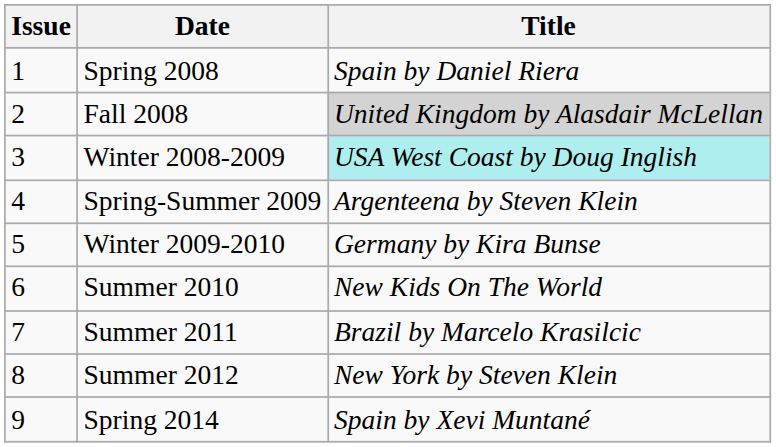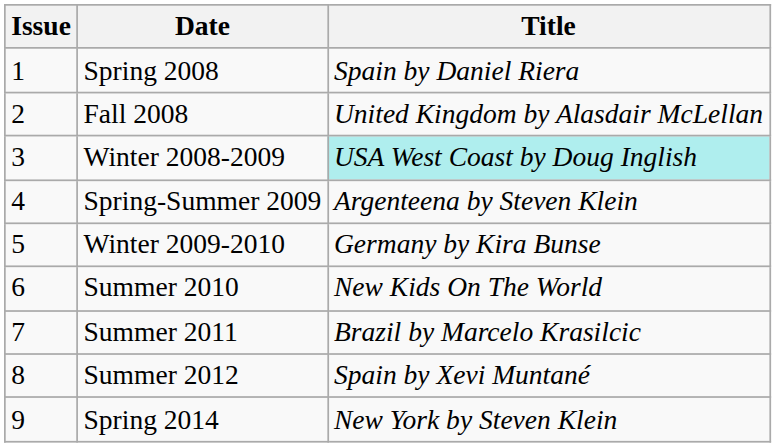(549, 113) lightgrey background -> (549, 113) no background
(476, 375) New York by Steven Klein -> (462, 375) Spain by Xevi Muntané
(462, 419) Spain by Xevi Muntané -> (476, 419) New York by Steven Klein
